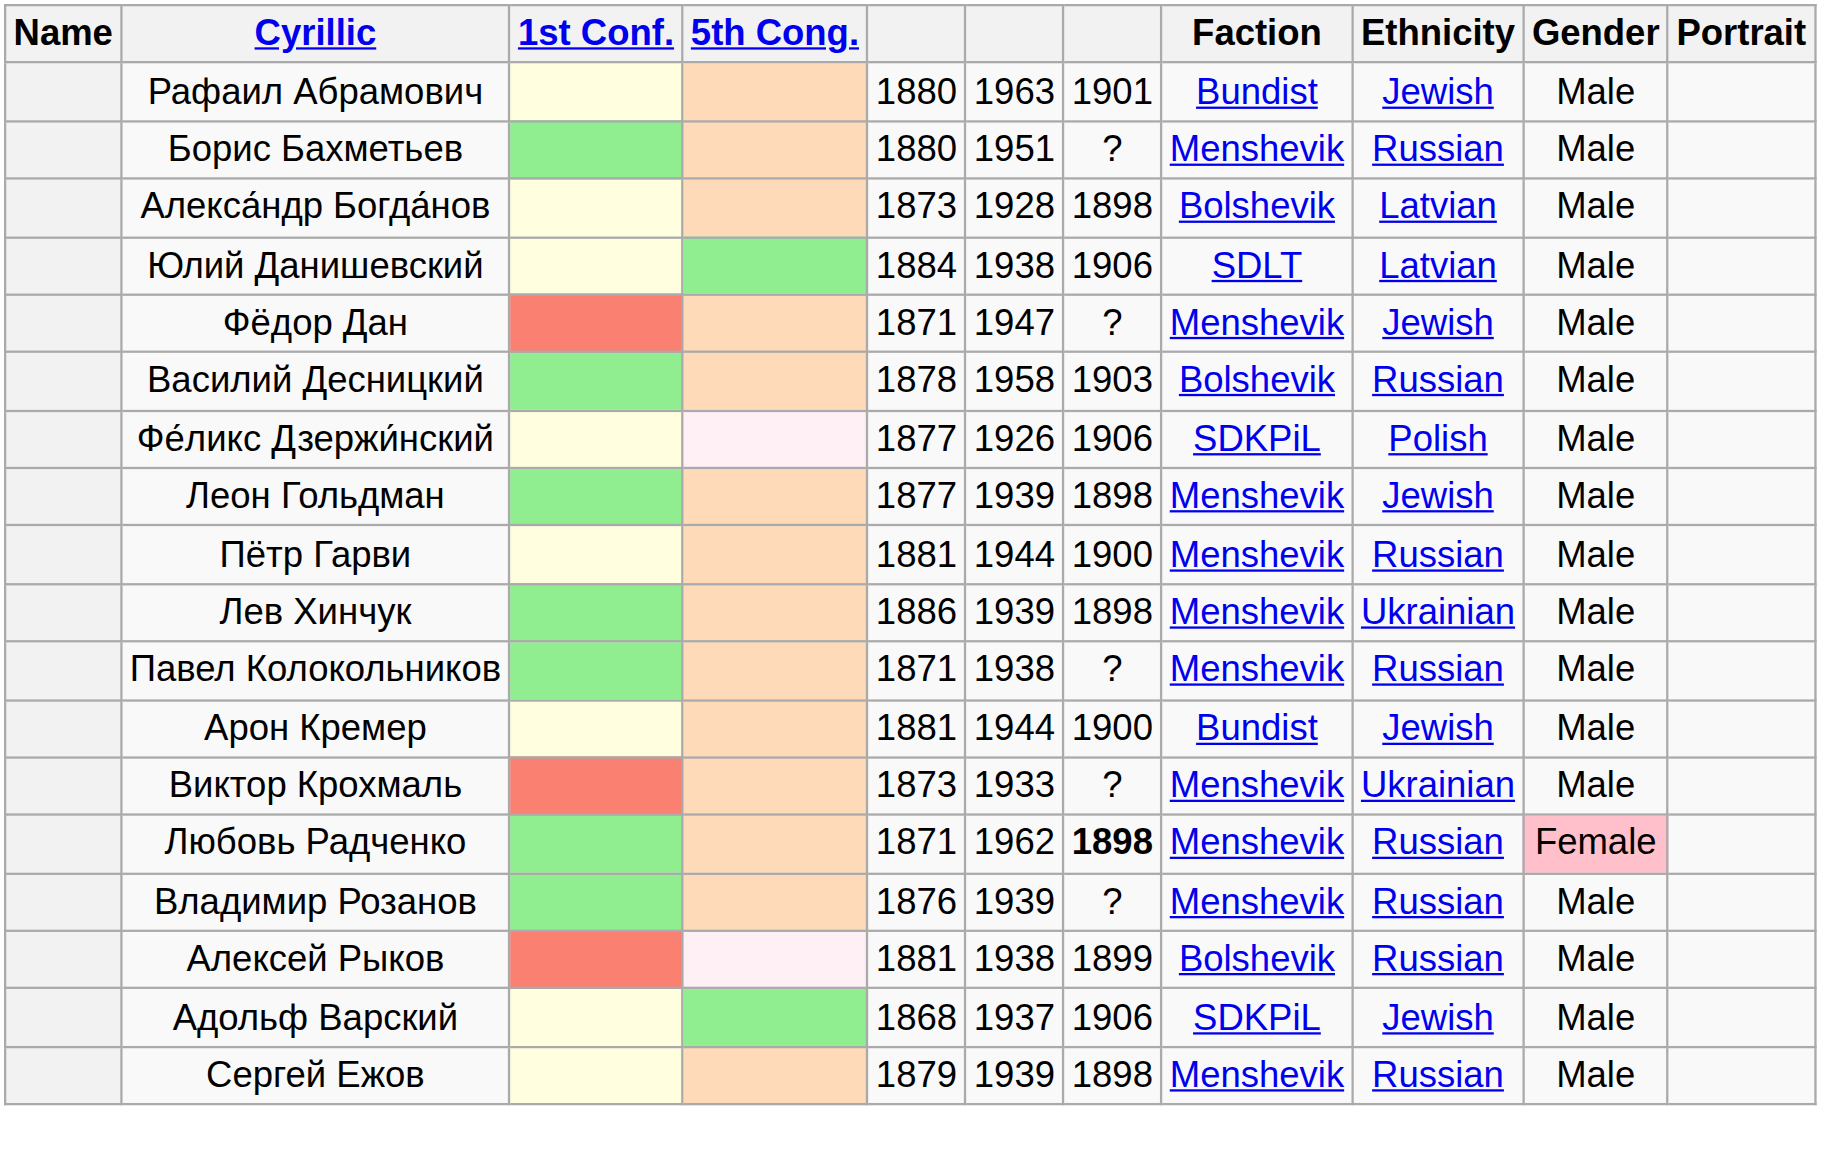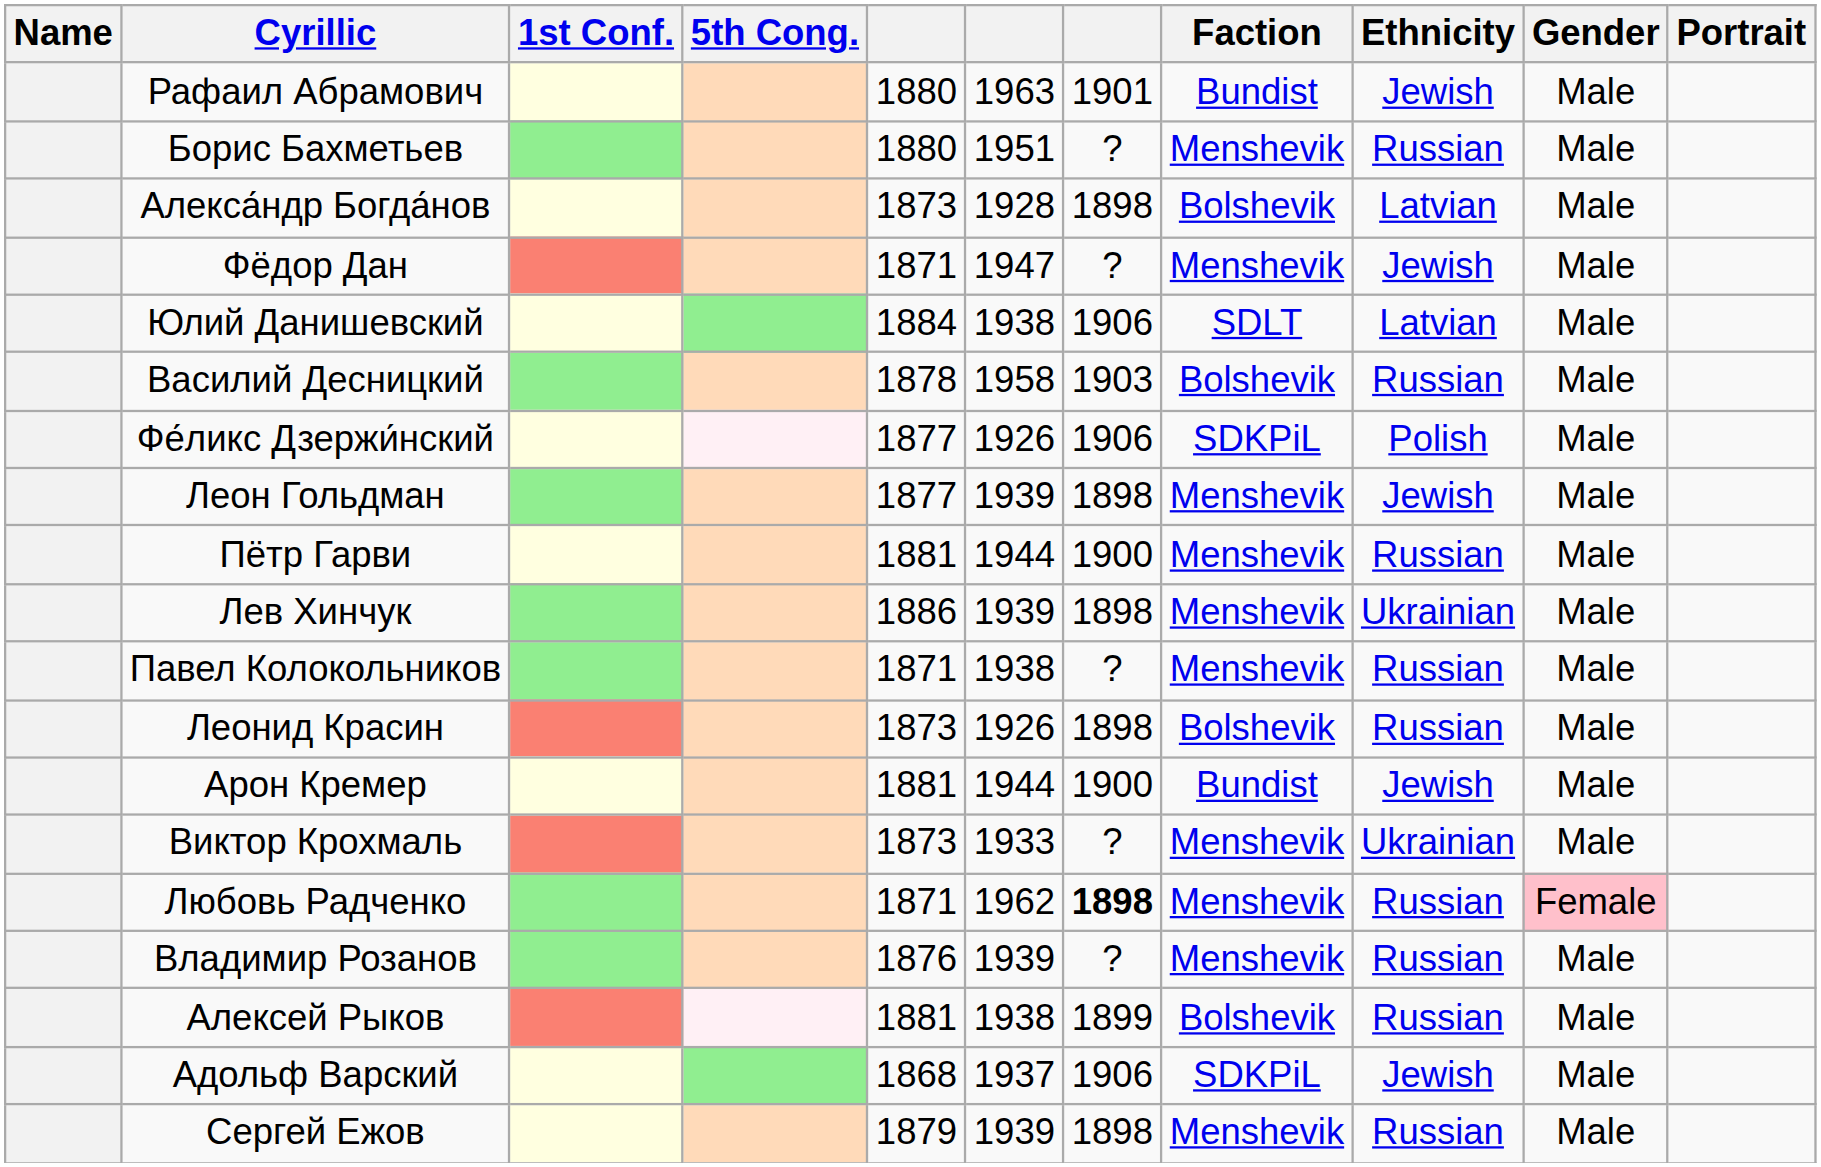rows swapped: (315, 322) <-> (315, 264)
+ row: (315, 727)
